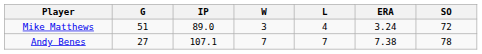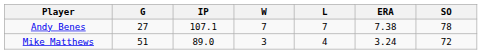rows swapped: (58, 41) <-> (58, 27)
